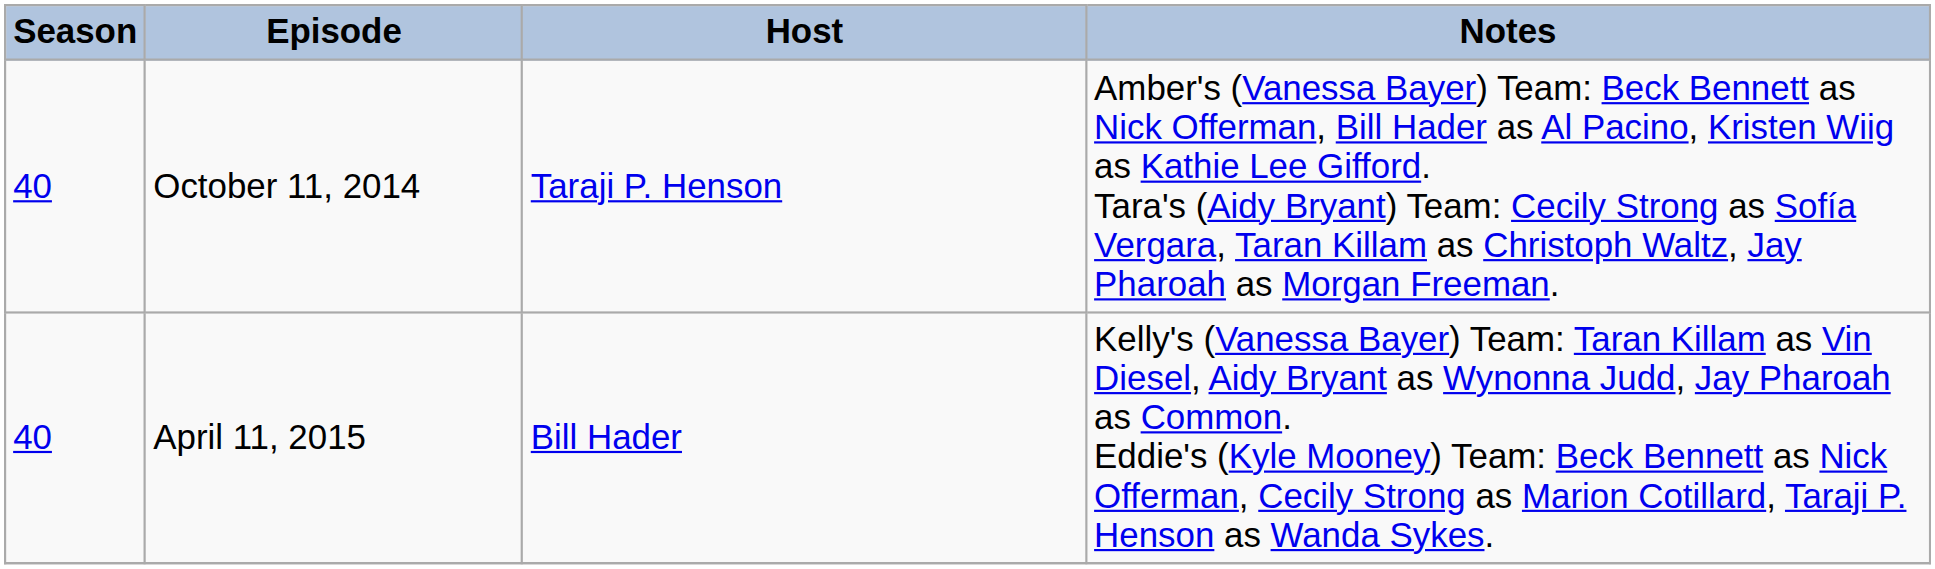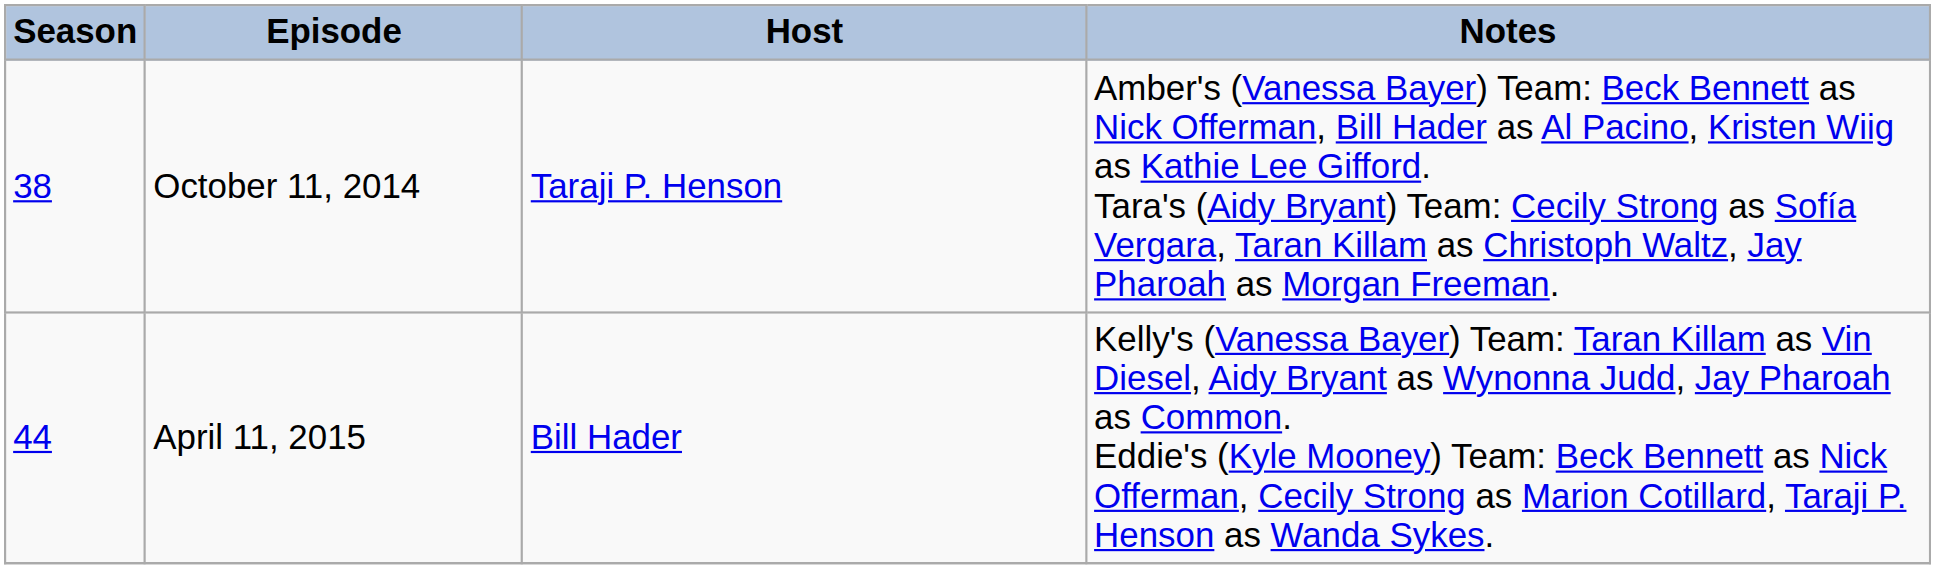(33, 185) 40 -> (33, 185) 38
(33, 437) 40 -> (33, 437) 44
